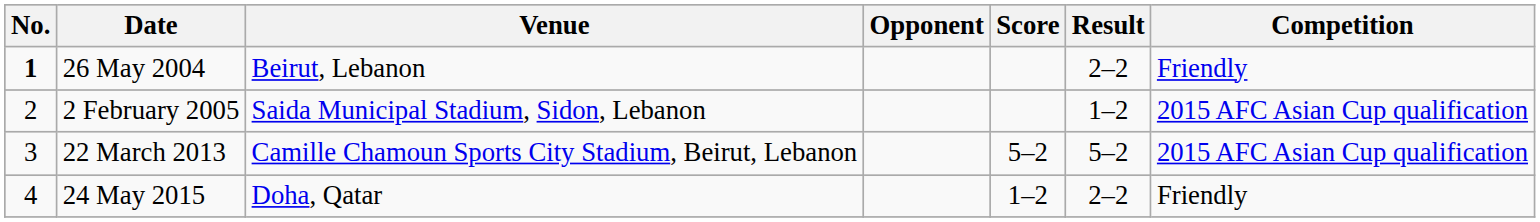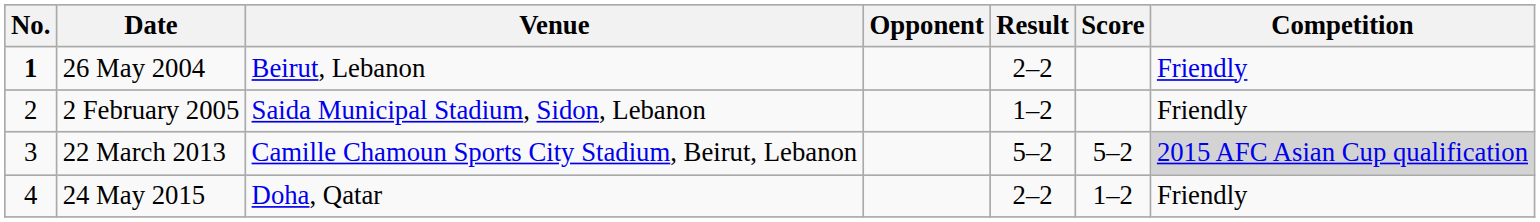columns swapped: (1028, 25) <-> (1108, 25)
(1342, 110) 2015 AFC Asian Cup qualification -> (1202, 110) Friendly
(1342, 152) no background -> (1342, 152) lightgrey background
